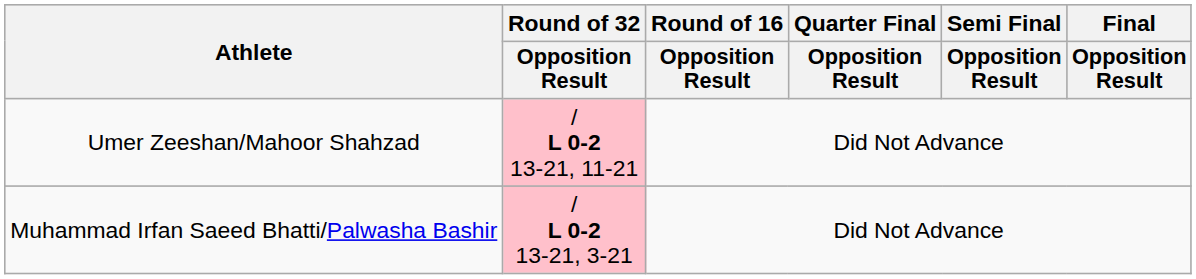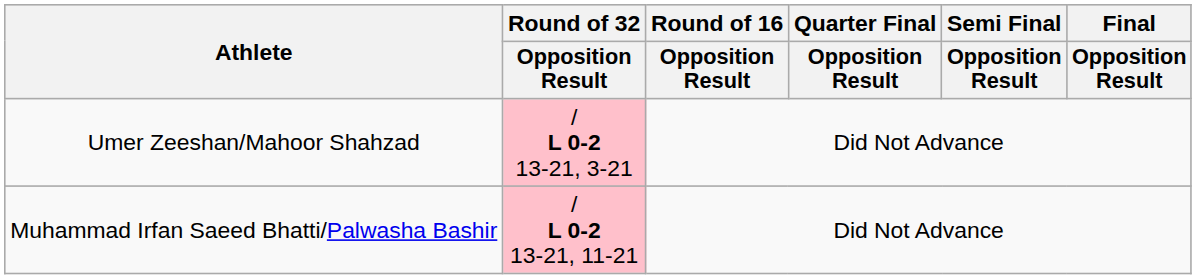(574, 143) / L 0-2 13-21, 11-21 -> (574, 143) / L 0-2 13-21, 3-21
(574, 230) / L 0-2 13-21, 3-21 -> (574, 230) / L 0-2 13-21, 11-21
